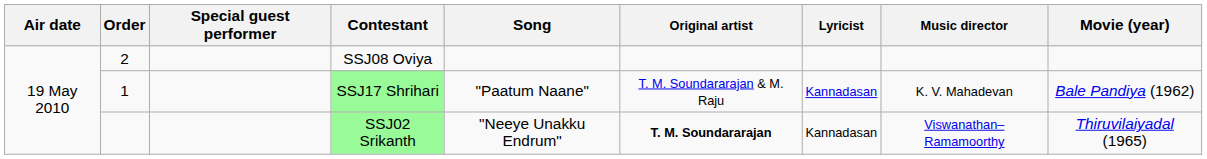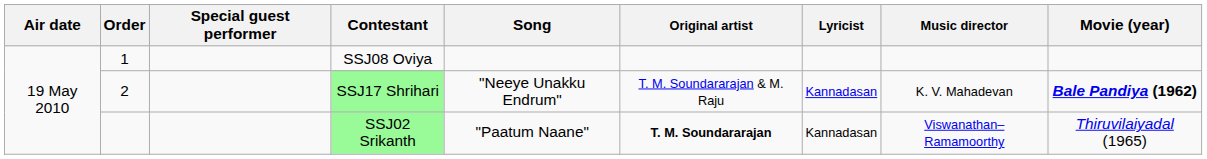(125, 58) 2 -> (125, 58) 1
(125, 91) 1 -> (125, 91) 2
(532, 91) "Paatum Naane" -> (532, 91) "Neeye Unakku Endrum"
(1125, 91) normal -> (1125, 91) bold
(532, 132) "Neeye Unakku Endrum" -> (532, 132) "Paatum Naane"
